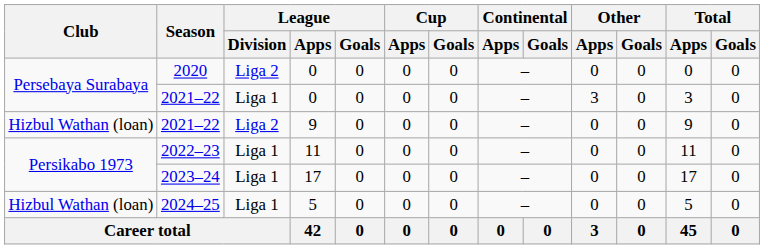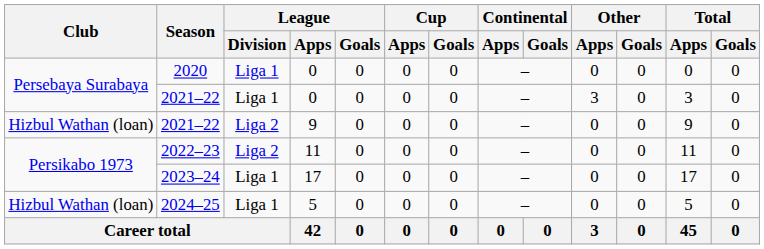(257, 71) Liga 2 -> (257, 71) Liga 1
(257, 151) Liga 1 -> (257, 151) Liga 2
